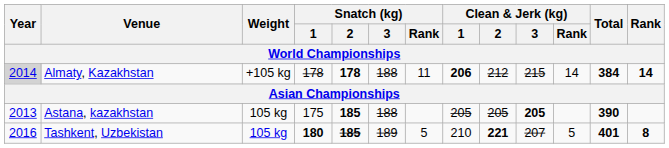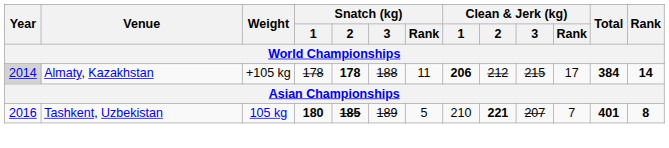(572, 73) 14 -> (572, 73) 17
- row: (99, 113)
(572, 133) 5 -> (572, 113) 7
